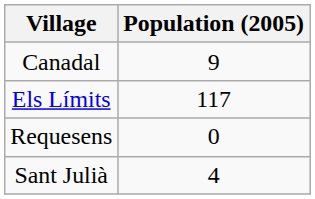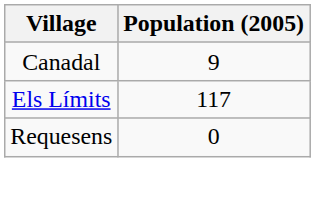- row: (61, 174)
